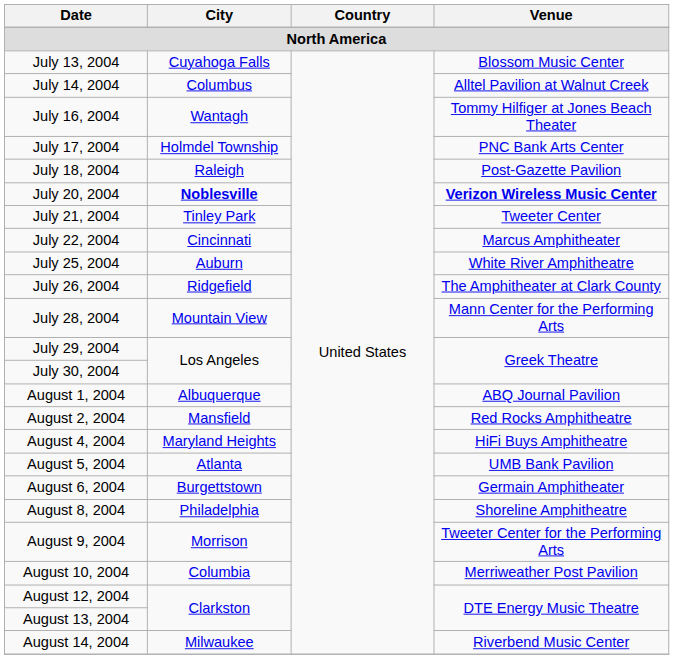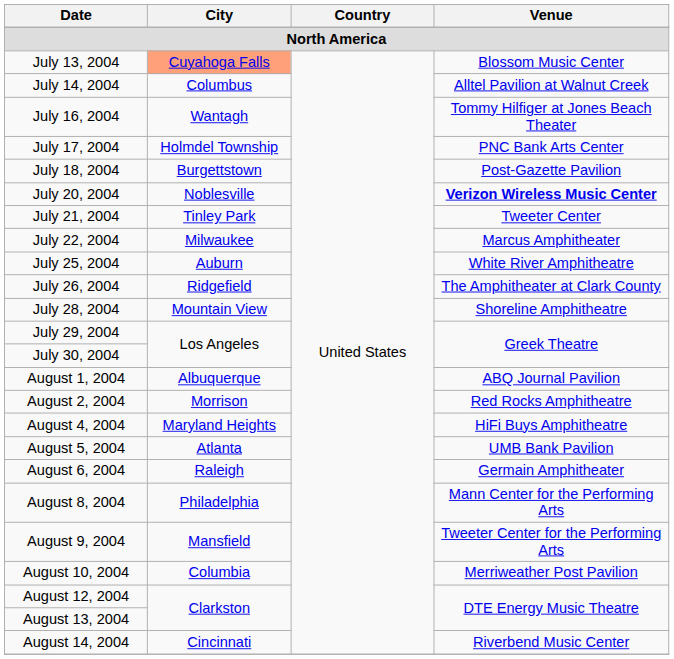(219, 62) no background -> (219, 62) lightsalmon background
(219, 170) Raleigh -> (219, 170) Burgettstown
(219, 194) bold -> (219, 194) normal
(219, 240) Cincinnati -> (219, 240) Milwaukee
(551, 317) Mann Center for the Performing Arts -> (551, 309) Shoreline Amphitheatre
(219, 418) Mansfield -> (219, 401) Morrison
(219, 487) Burgettstown -> (219, 471) Raleigh
(551, 510) Shoreline Amphitheatre -> (551, 502) Mann Center for the Performing Arts
(219, 541) Morrison -> (219, 541) Mansfield
(219, 642) Milwaukee -> (219, 642) Cincinnati
